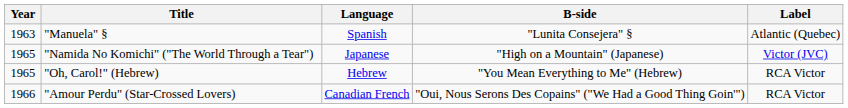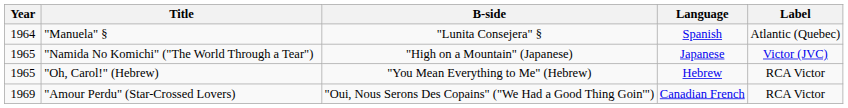columns swapped: (367, 14) <-> (580, 14)
(23, 34) 1963 -> (23, 34) 1964
(23, 93) 1966 -> (23, 93) 1969
